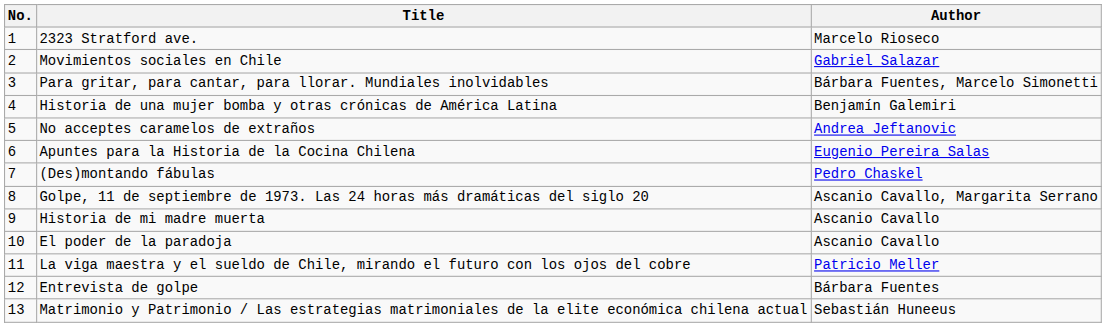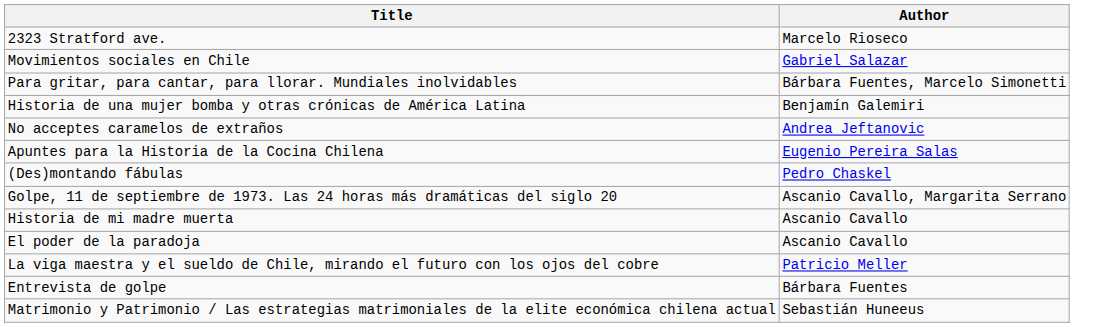- column: (20, 16)
